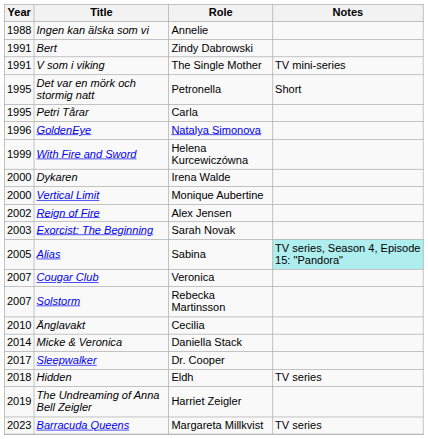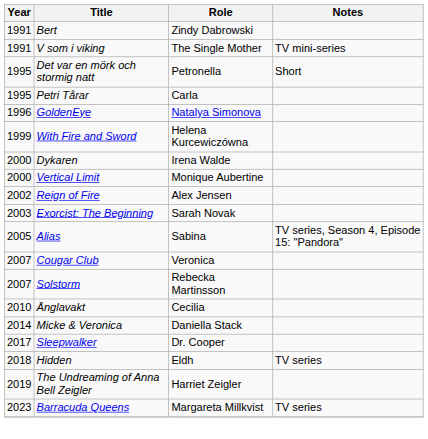- row: (93, 30)
(348, 254) paleturquoise background -> (348, 236) no background
